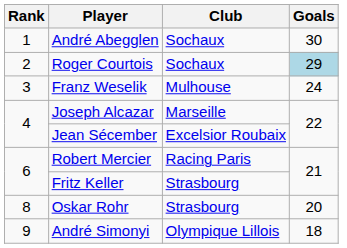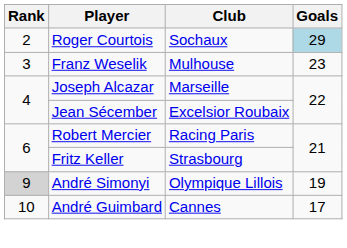- row: (105, 40)
(314, 87) 24 -> (317, 64) 23
- row: (90, 207)
(26, 231) no background -> (26, 183) lightgrey background
(314, 231) 18 -> (317, 183) 19
+ row: (107, 207)
